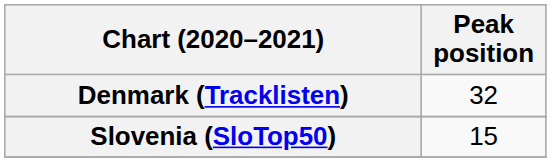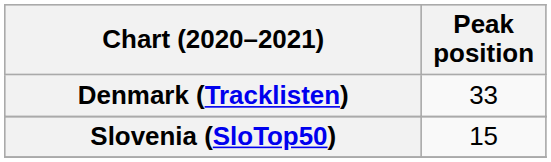(484, 95) 32 -> (484, 95) 33
